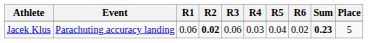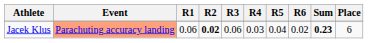(115, 29) no background -> (115, 29) lightsalmon background
(349, 29) 5 -> (349, 29) 6
